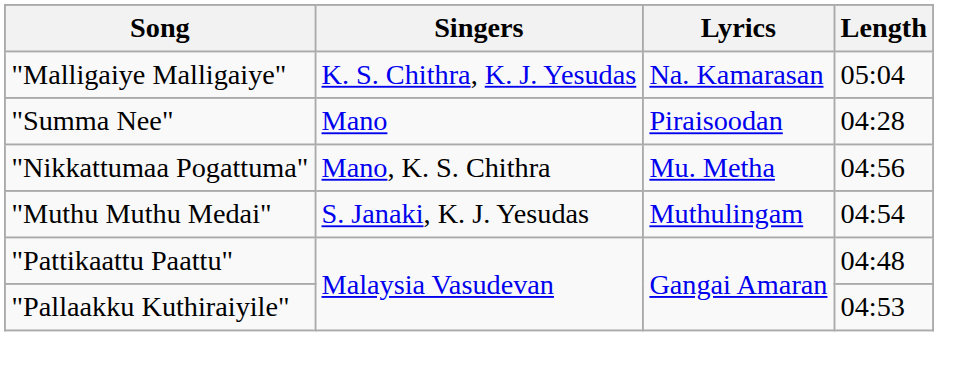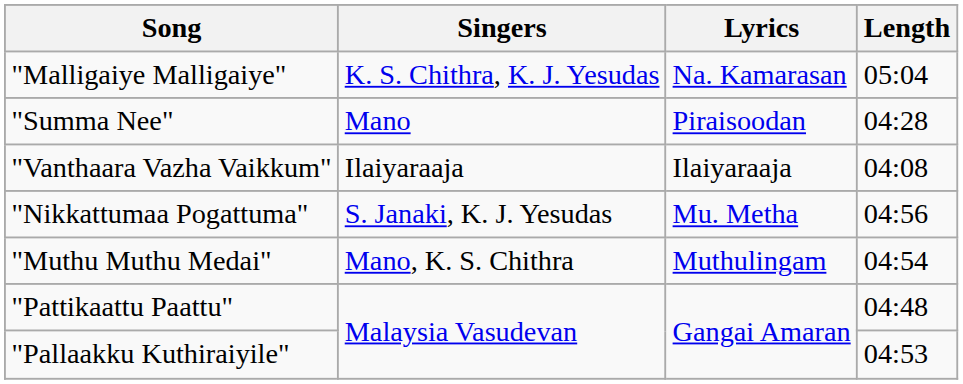+ row: (172, 167)
(436, 167) Mano, K. S. Chithra -> (479, 214) S. Janaki, K. J. Yesudas
(455, 214) S. Janaki, K. J. Yesudas -> (459, 261) Mano, K. S. Chithra
